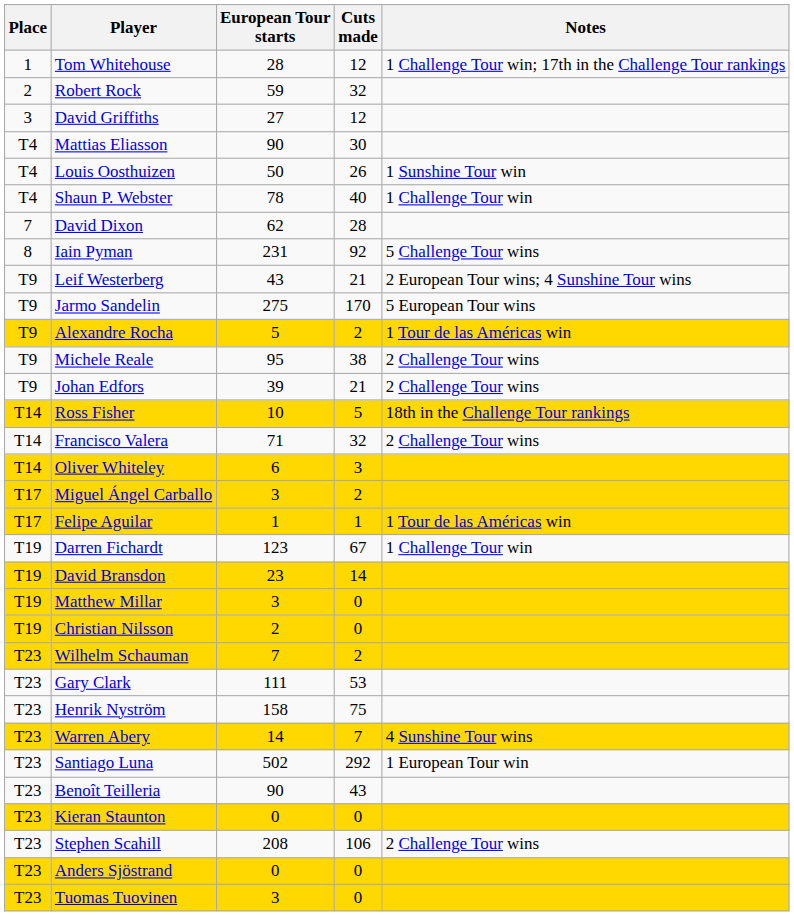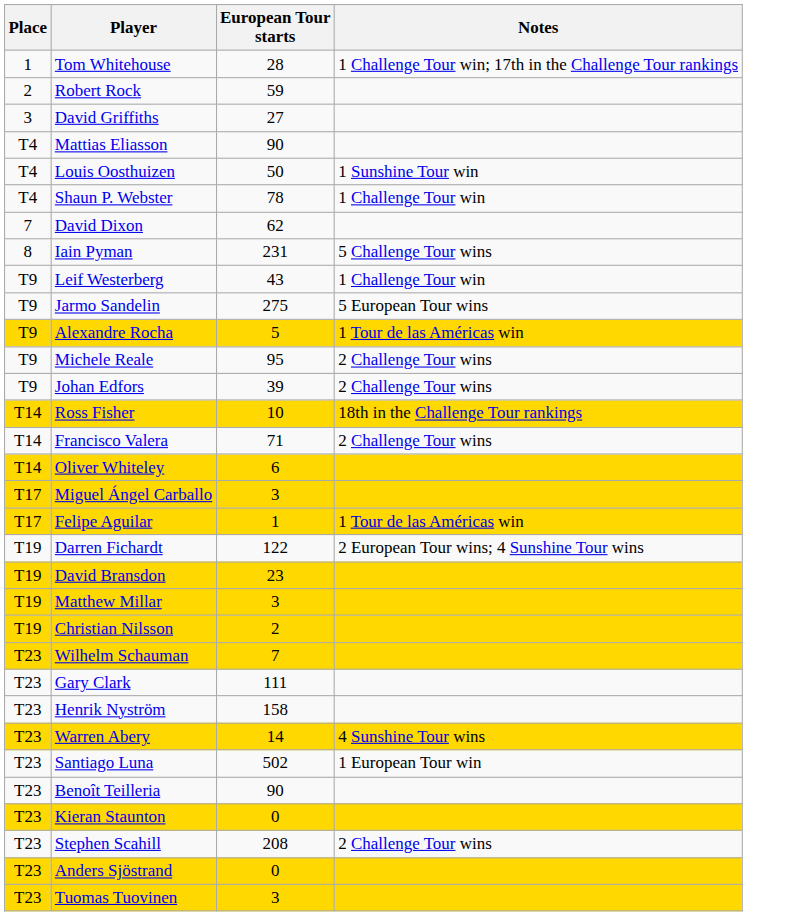- column: (358, 27)
(538, 279) 2 European Tour wins; 4 Sunshine Tour wins -> (412, 279) 1 Challenge Tour win
(275, 548) 123 -> (275, 548) 122
(459, 548) 1 Challenge Tour win -> (491, 548) 2 European Tour wins; 4 Sunshine Tour wins
